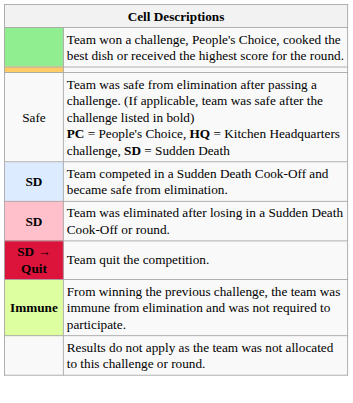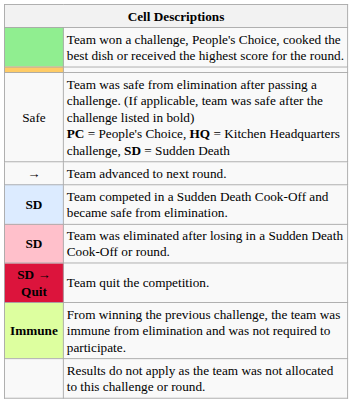+ row: (147, 173)
